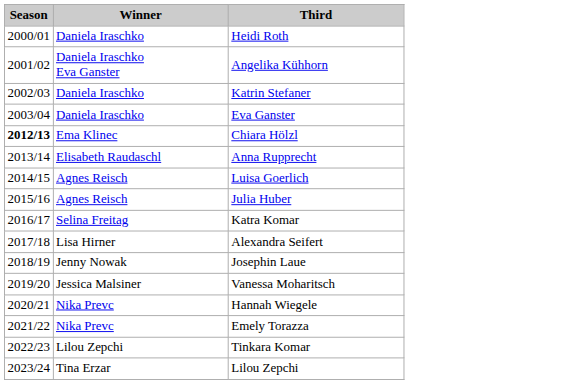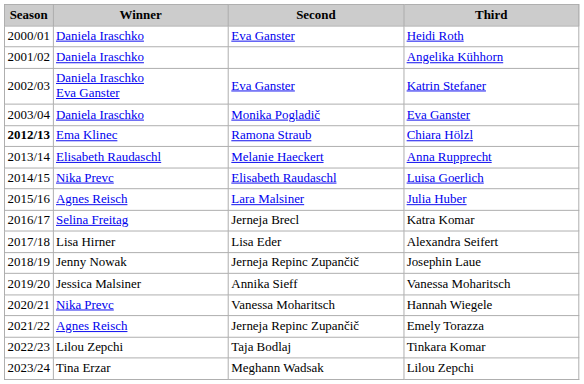+ column: (316, 14)
(100, 64) Daniela Iraschko Eva Ganster -> (100, 57) Daniela Iraschko
(100, 93) Daniela Iraschko -> (100, 85) Daniela Iraschko Eva Ganster
(92, 177) Agnes Reisch -> (85, 177) Nika Prevc
(85, 325) Nika Prevc -> (92, 325) Agnes Reisch
